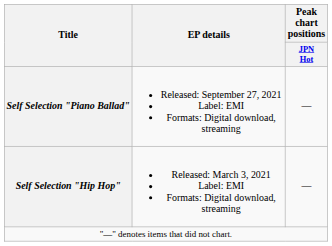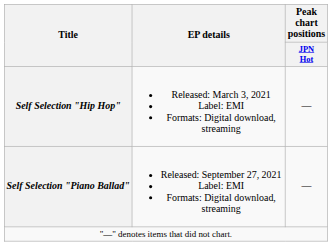rows swapped: (68, 186) <-> (68, 106)
